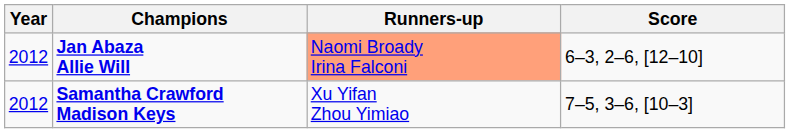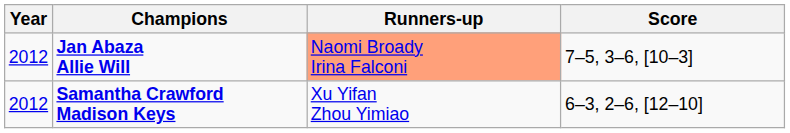(634, 57) 6–3, 2–6, [12–10] -> (629, 57) 7–5, 3–6, [10–3]
(629, 104) 7–5, 3–6, [10–3] -> (634, 104) 6–3, 2–6, [12–10]
